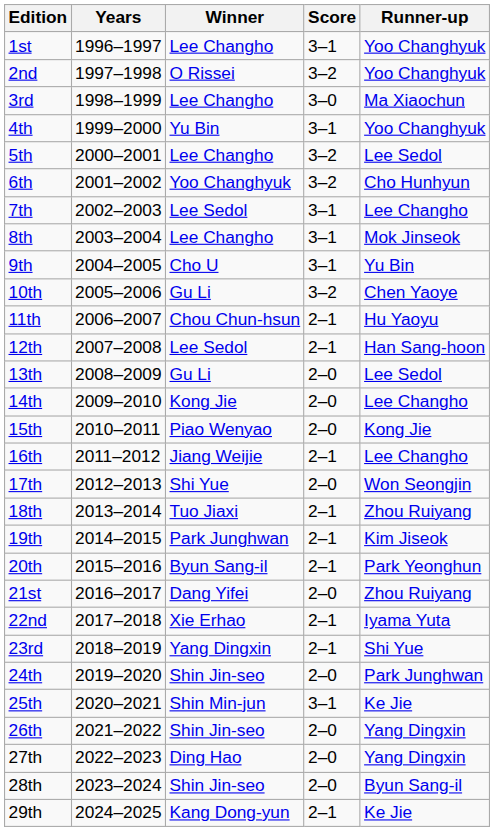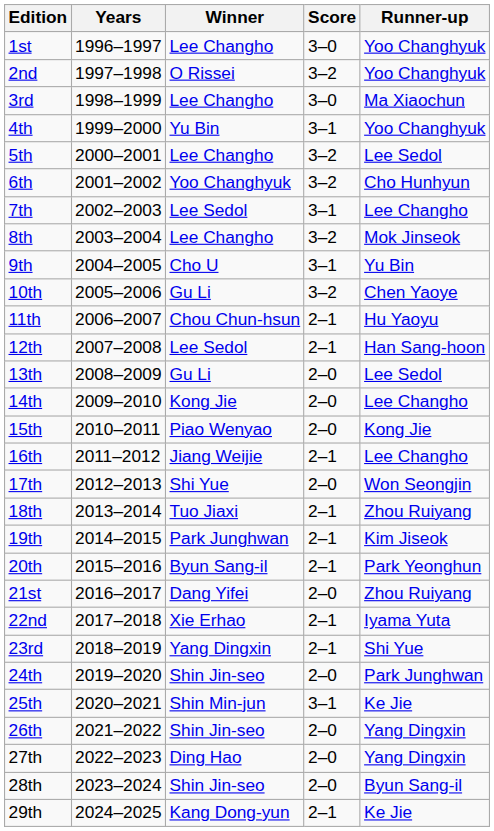(323, 45) 3–1 -> (323, 45) 3–0
(323, 237) 3–1 -> (323, 237) 3–2
